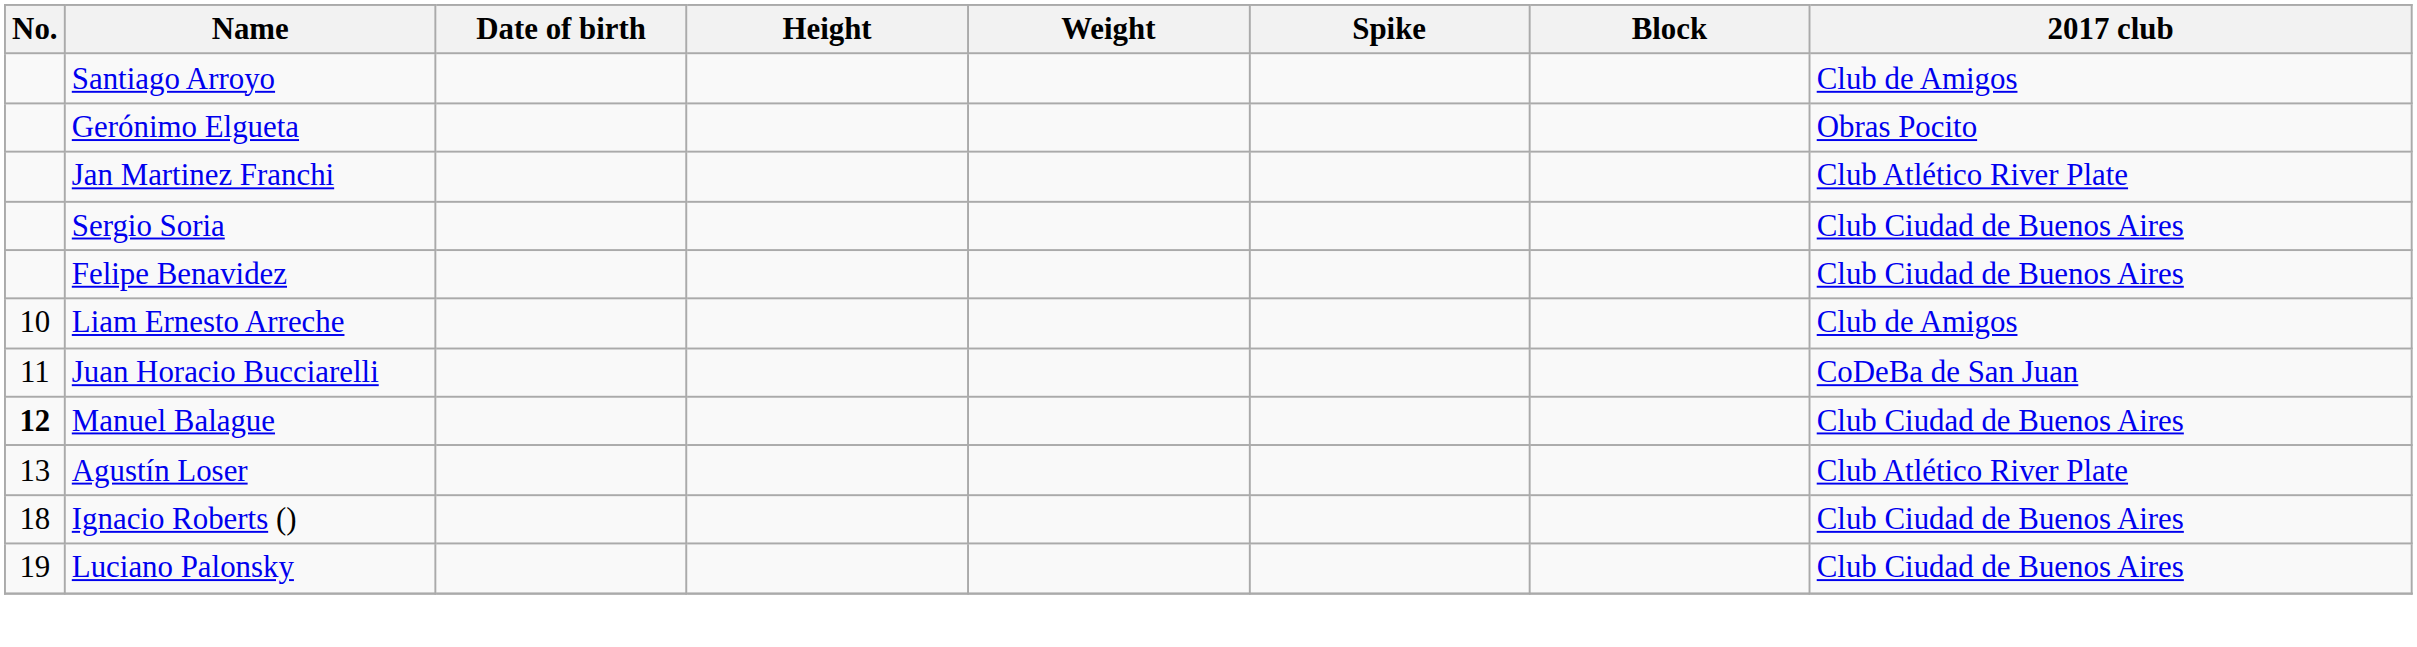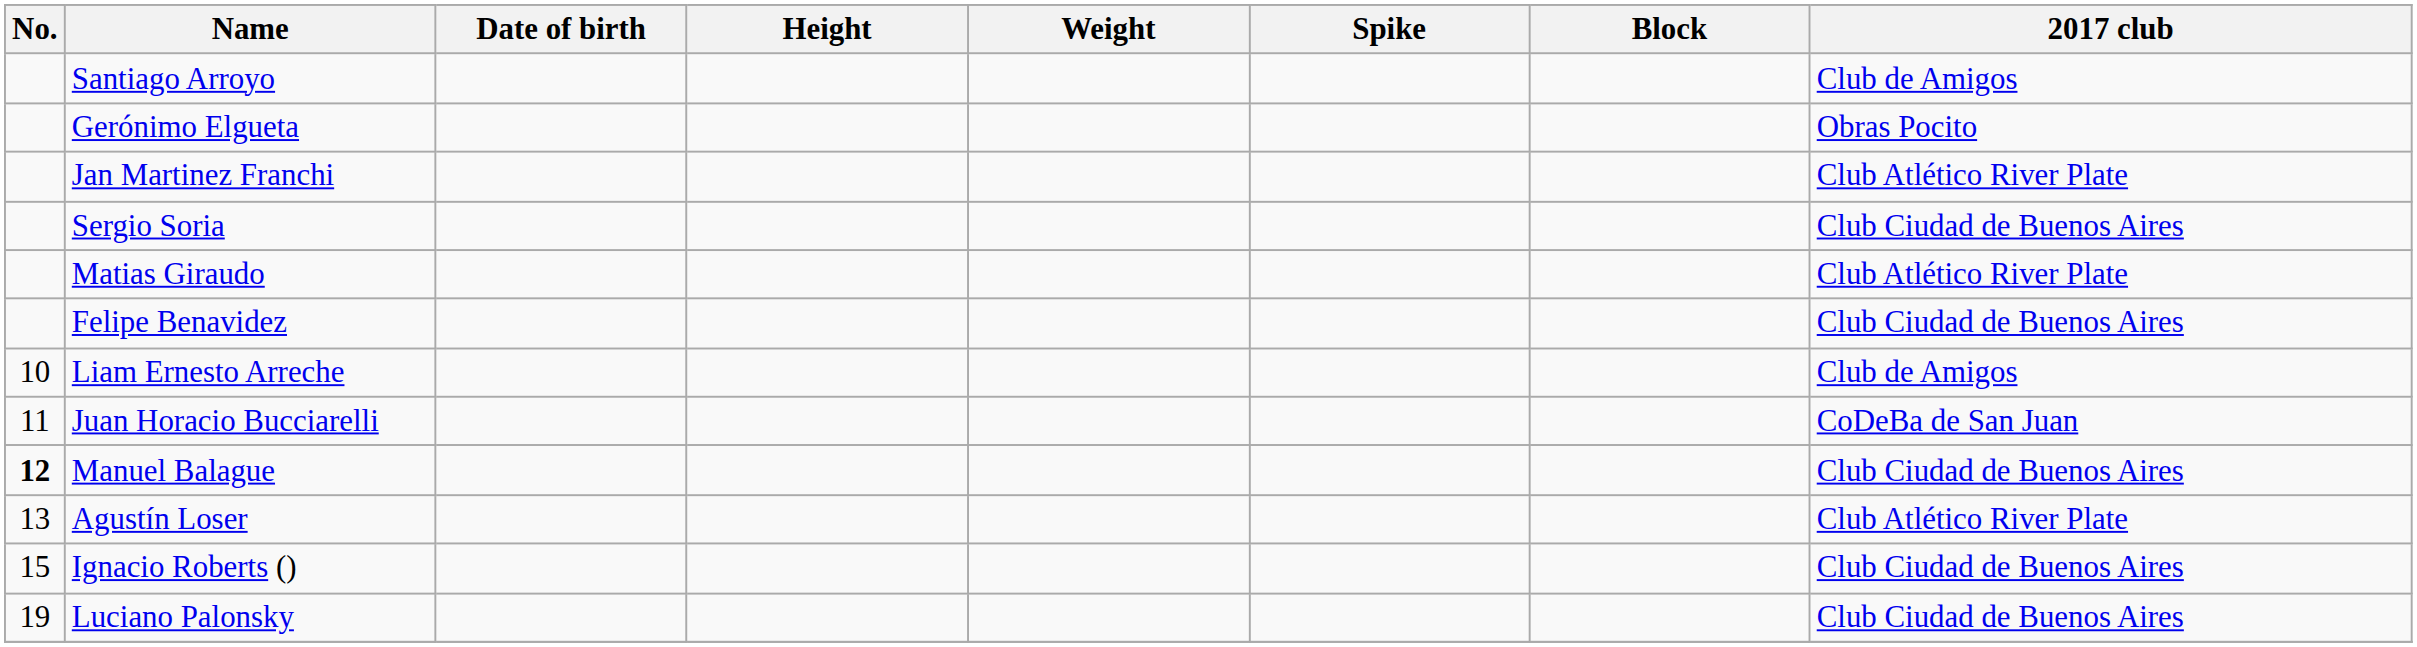+ row: (168, 273)
(35, 518) 18 -> (35, 567) 15
